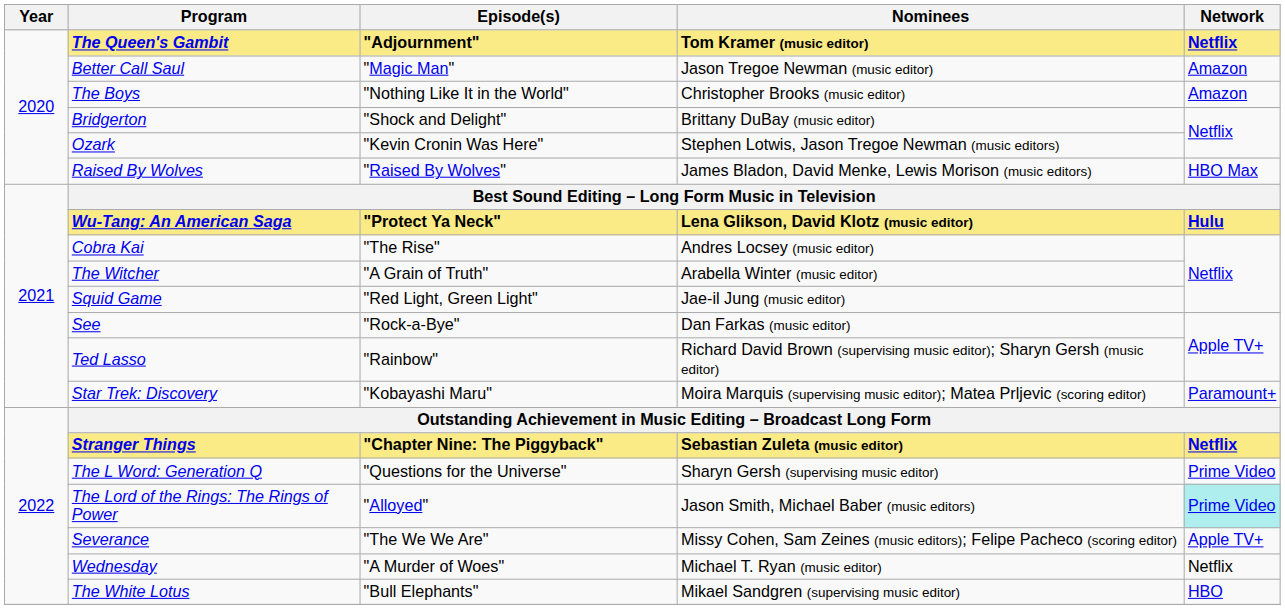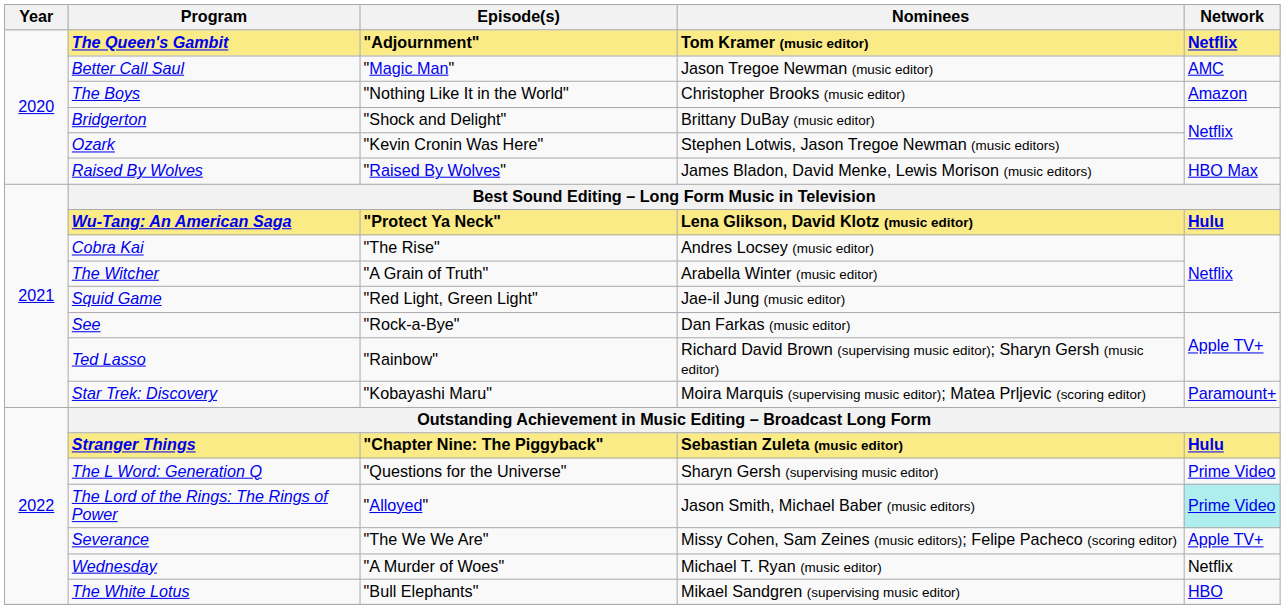(1218, 68) Amazon -> (1206, 68) AMC
(1213, 445) Netflix -> (1206, 445) Hulu
